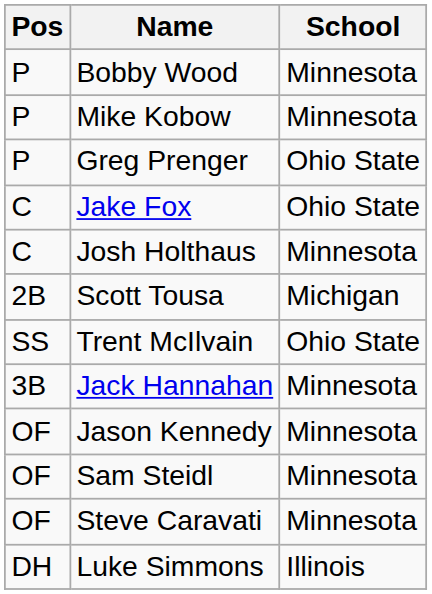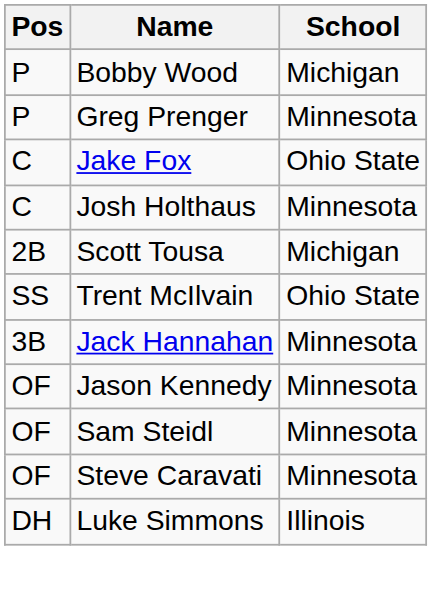(352, 71) Minnesota -> (343, 71) Michigan
- row: (154, 116)
(353, 161) Ohio State -> (352, 116) Minnesota
